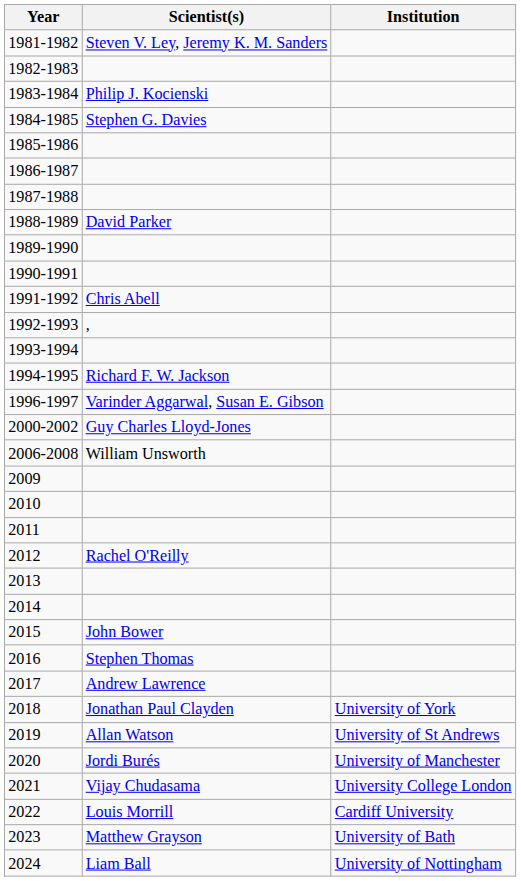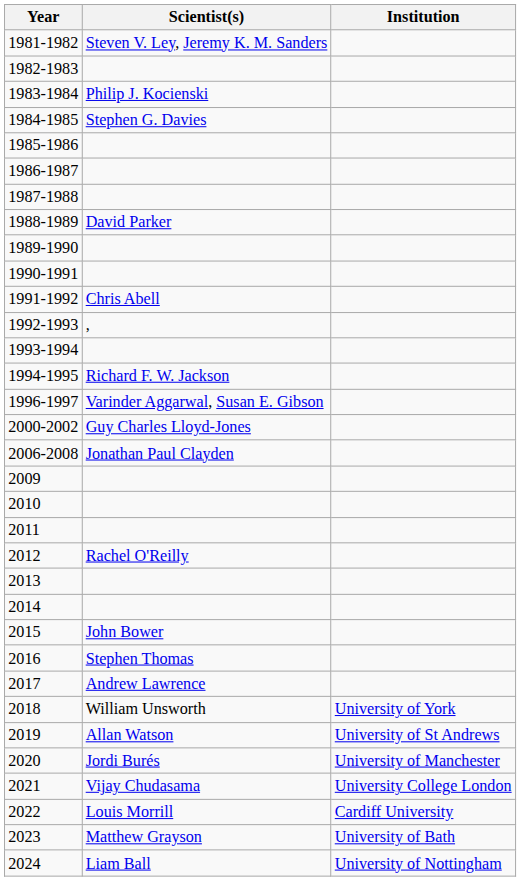(146, 453) William Unsworth -> (160, 453) Jonathan Paul Clayden
(160, 709) Jonathan Paul Clayden -> (146, 709) William Unsworth
